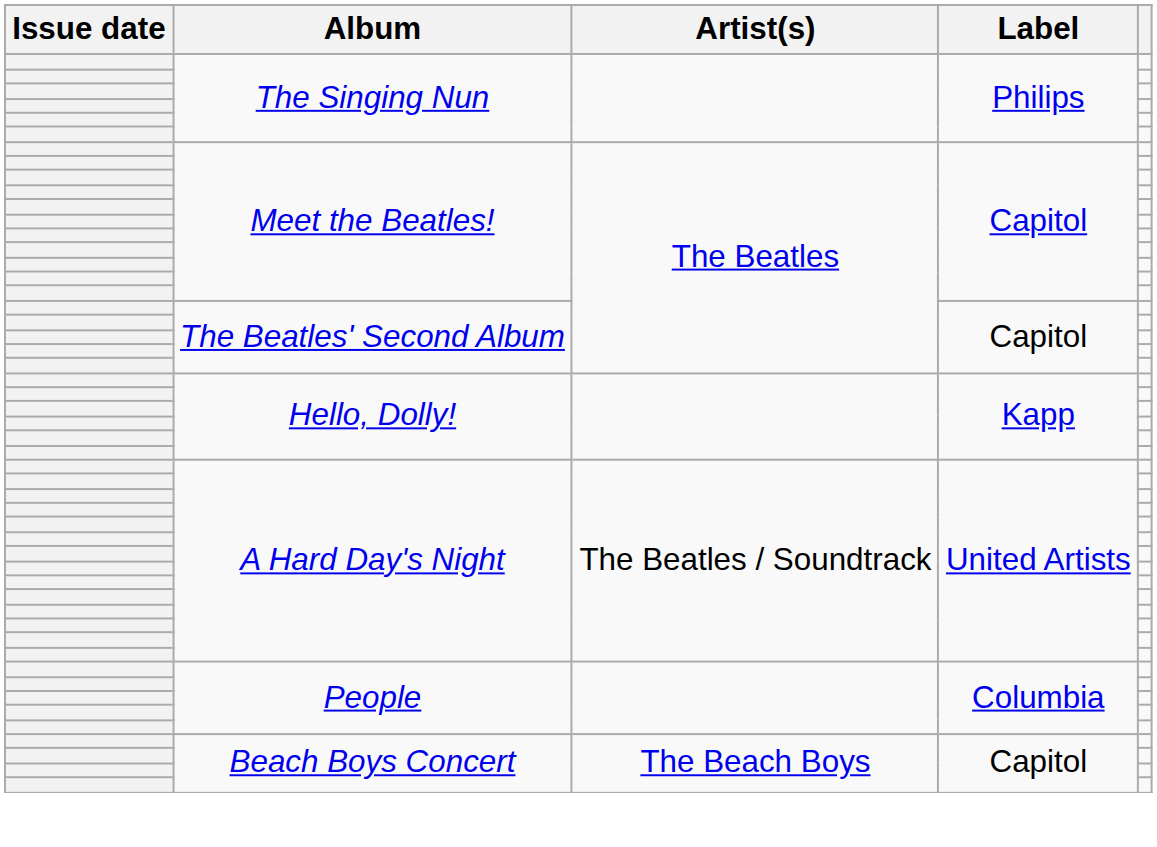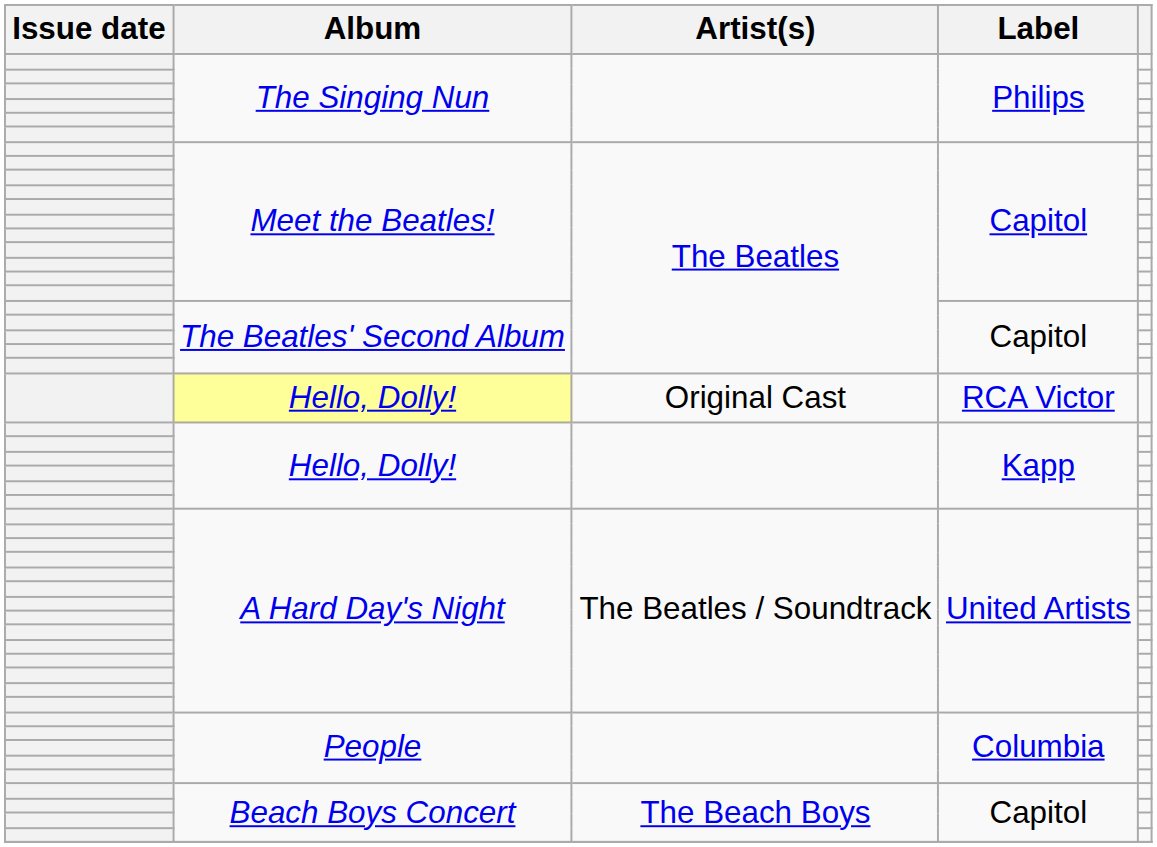+ row: (372, 397)
